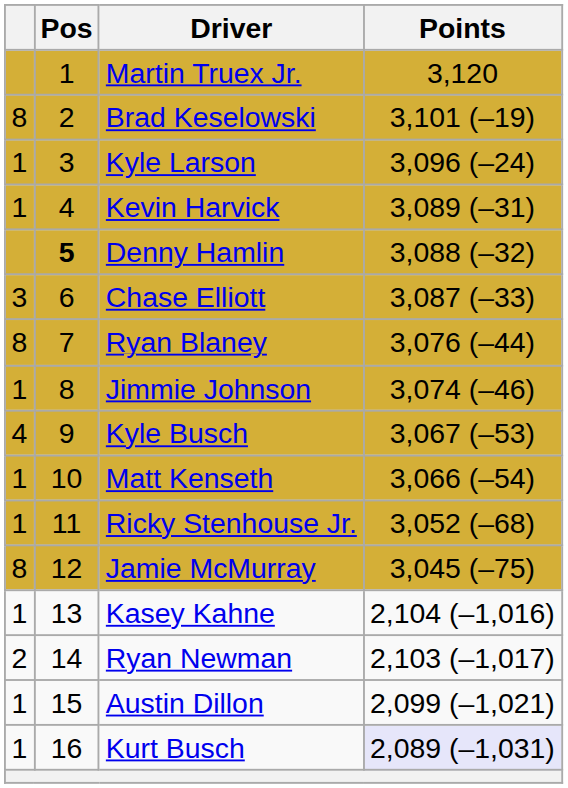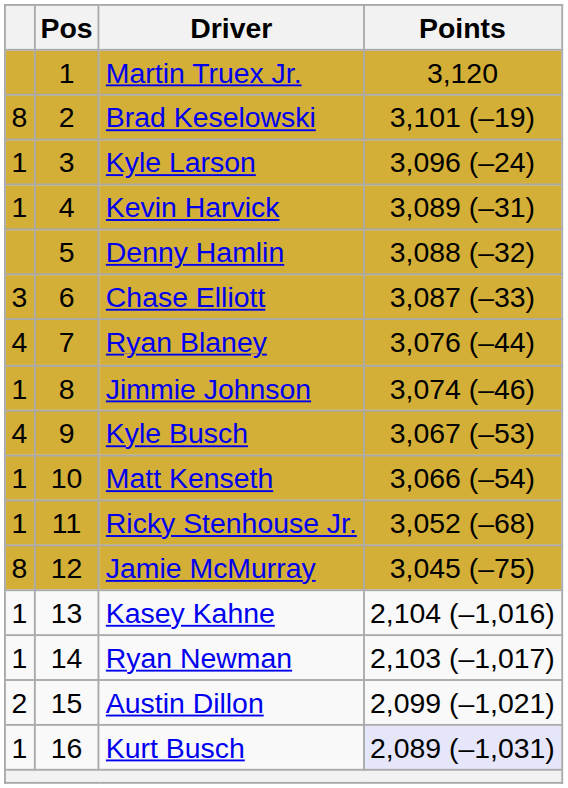(67, 253) bold -> (67, 253) normal
(19, 343) 8 -> (19, 343) 4
(19, 658) 2 -> (19, 658) 1
(19, 703) 1 -> (19, 703) 2
